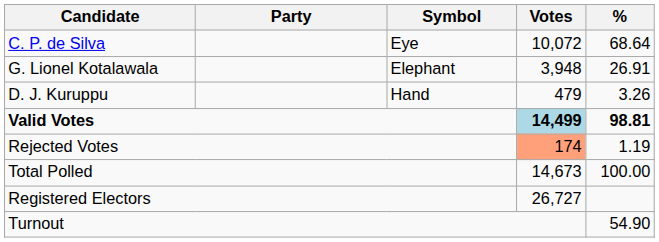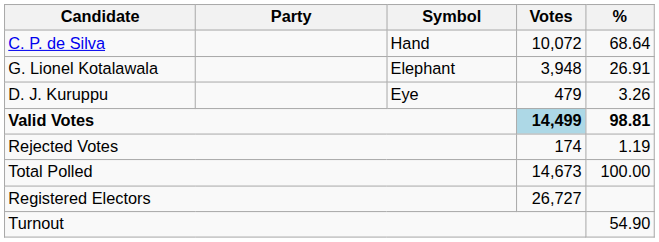(405, 43) Eye -> (410, 43) Hand
(410, 95) Hand -> (405, 95) Eye
(568, 146) lightsalmon background -> (568, 146) no background
